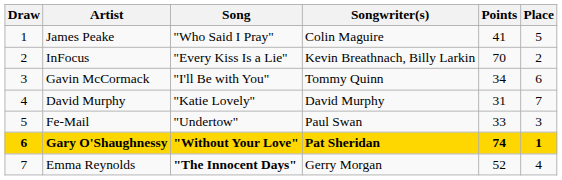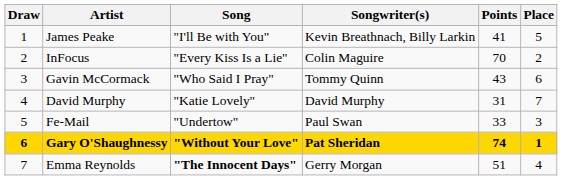(224, 36) "Who Said I Pray" -> (221, 36) "I'll Be with You"
(344, 36) Colin Maguire -> (390, 36) Kevin Breathnach, Billy Larkin
(390, 57) Kevin Breathnach, Billy Larkin -> (344, 57) Colin Maguire
(221, 79) "I'll Be with You" -> (224, 79) "Who Said I Pray"
(499, 79) 34 -> (499, 79) 43
(499, 164) 52 -> (499, 164) 51
